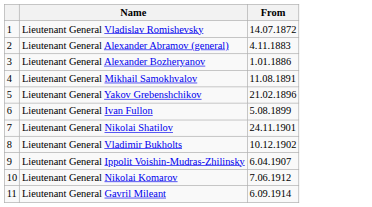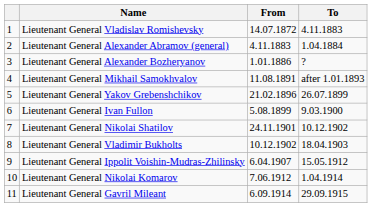+ column: (333, 12)
